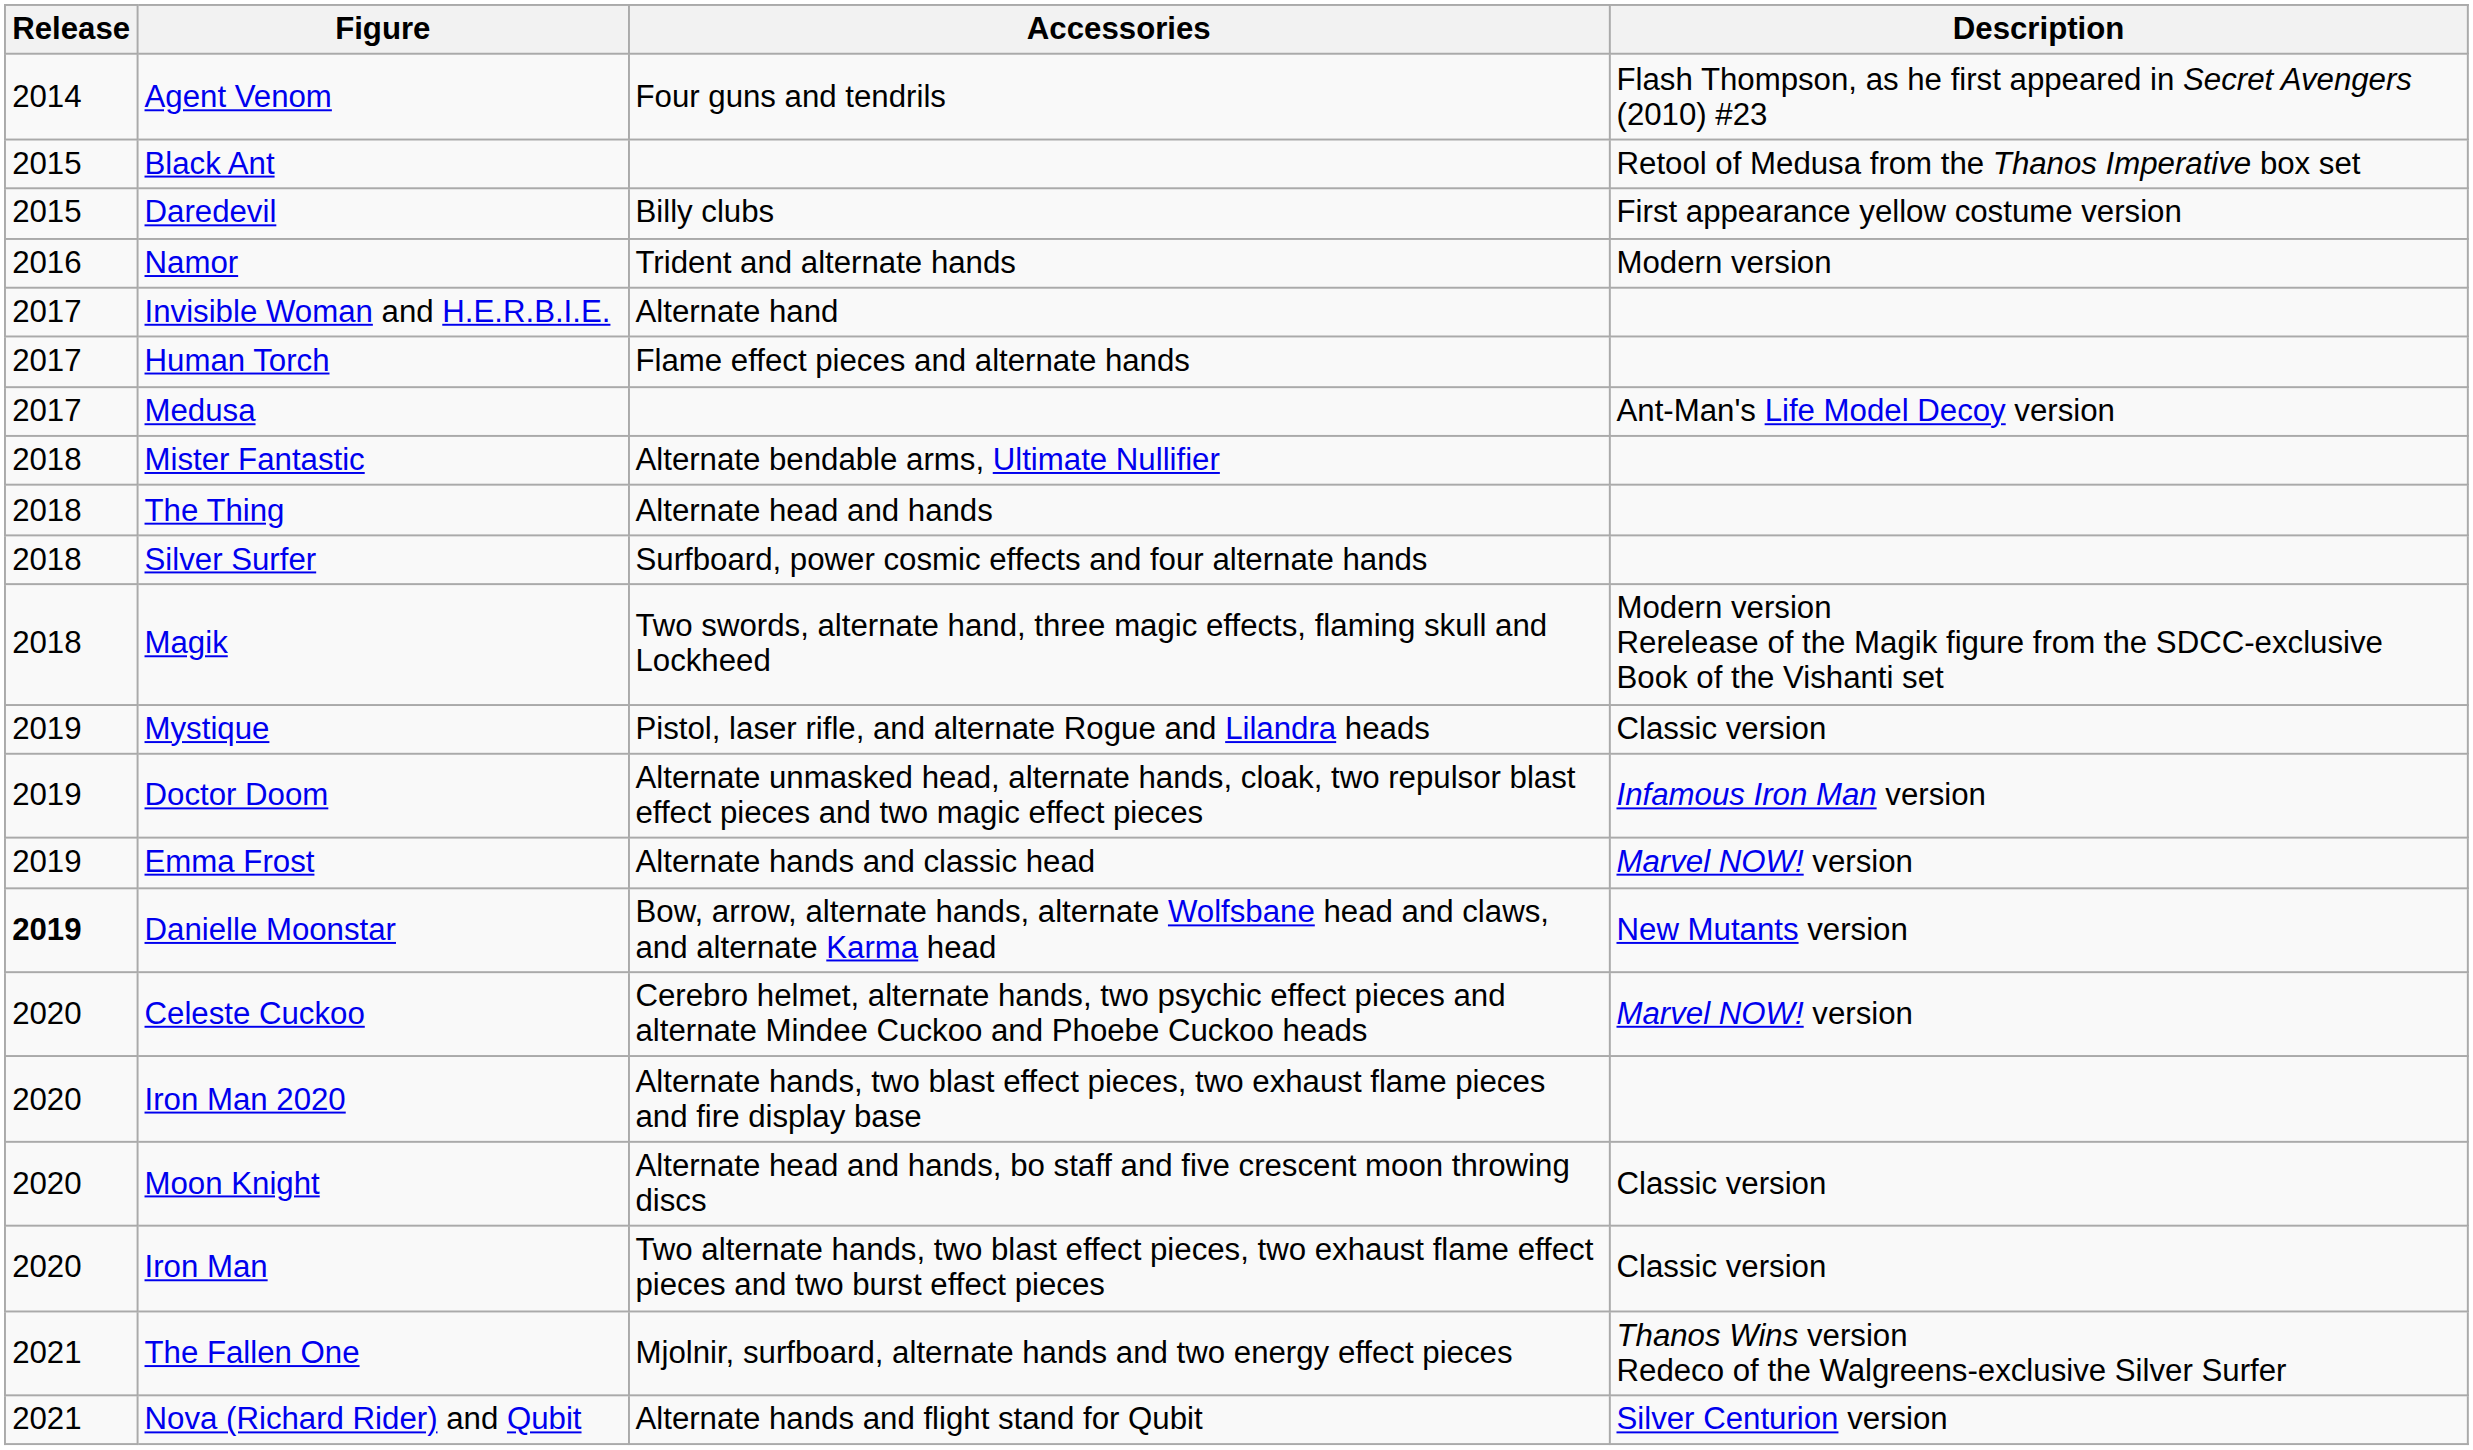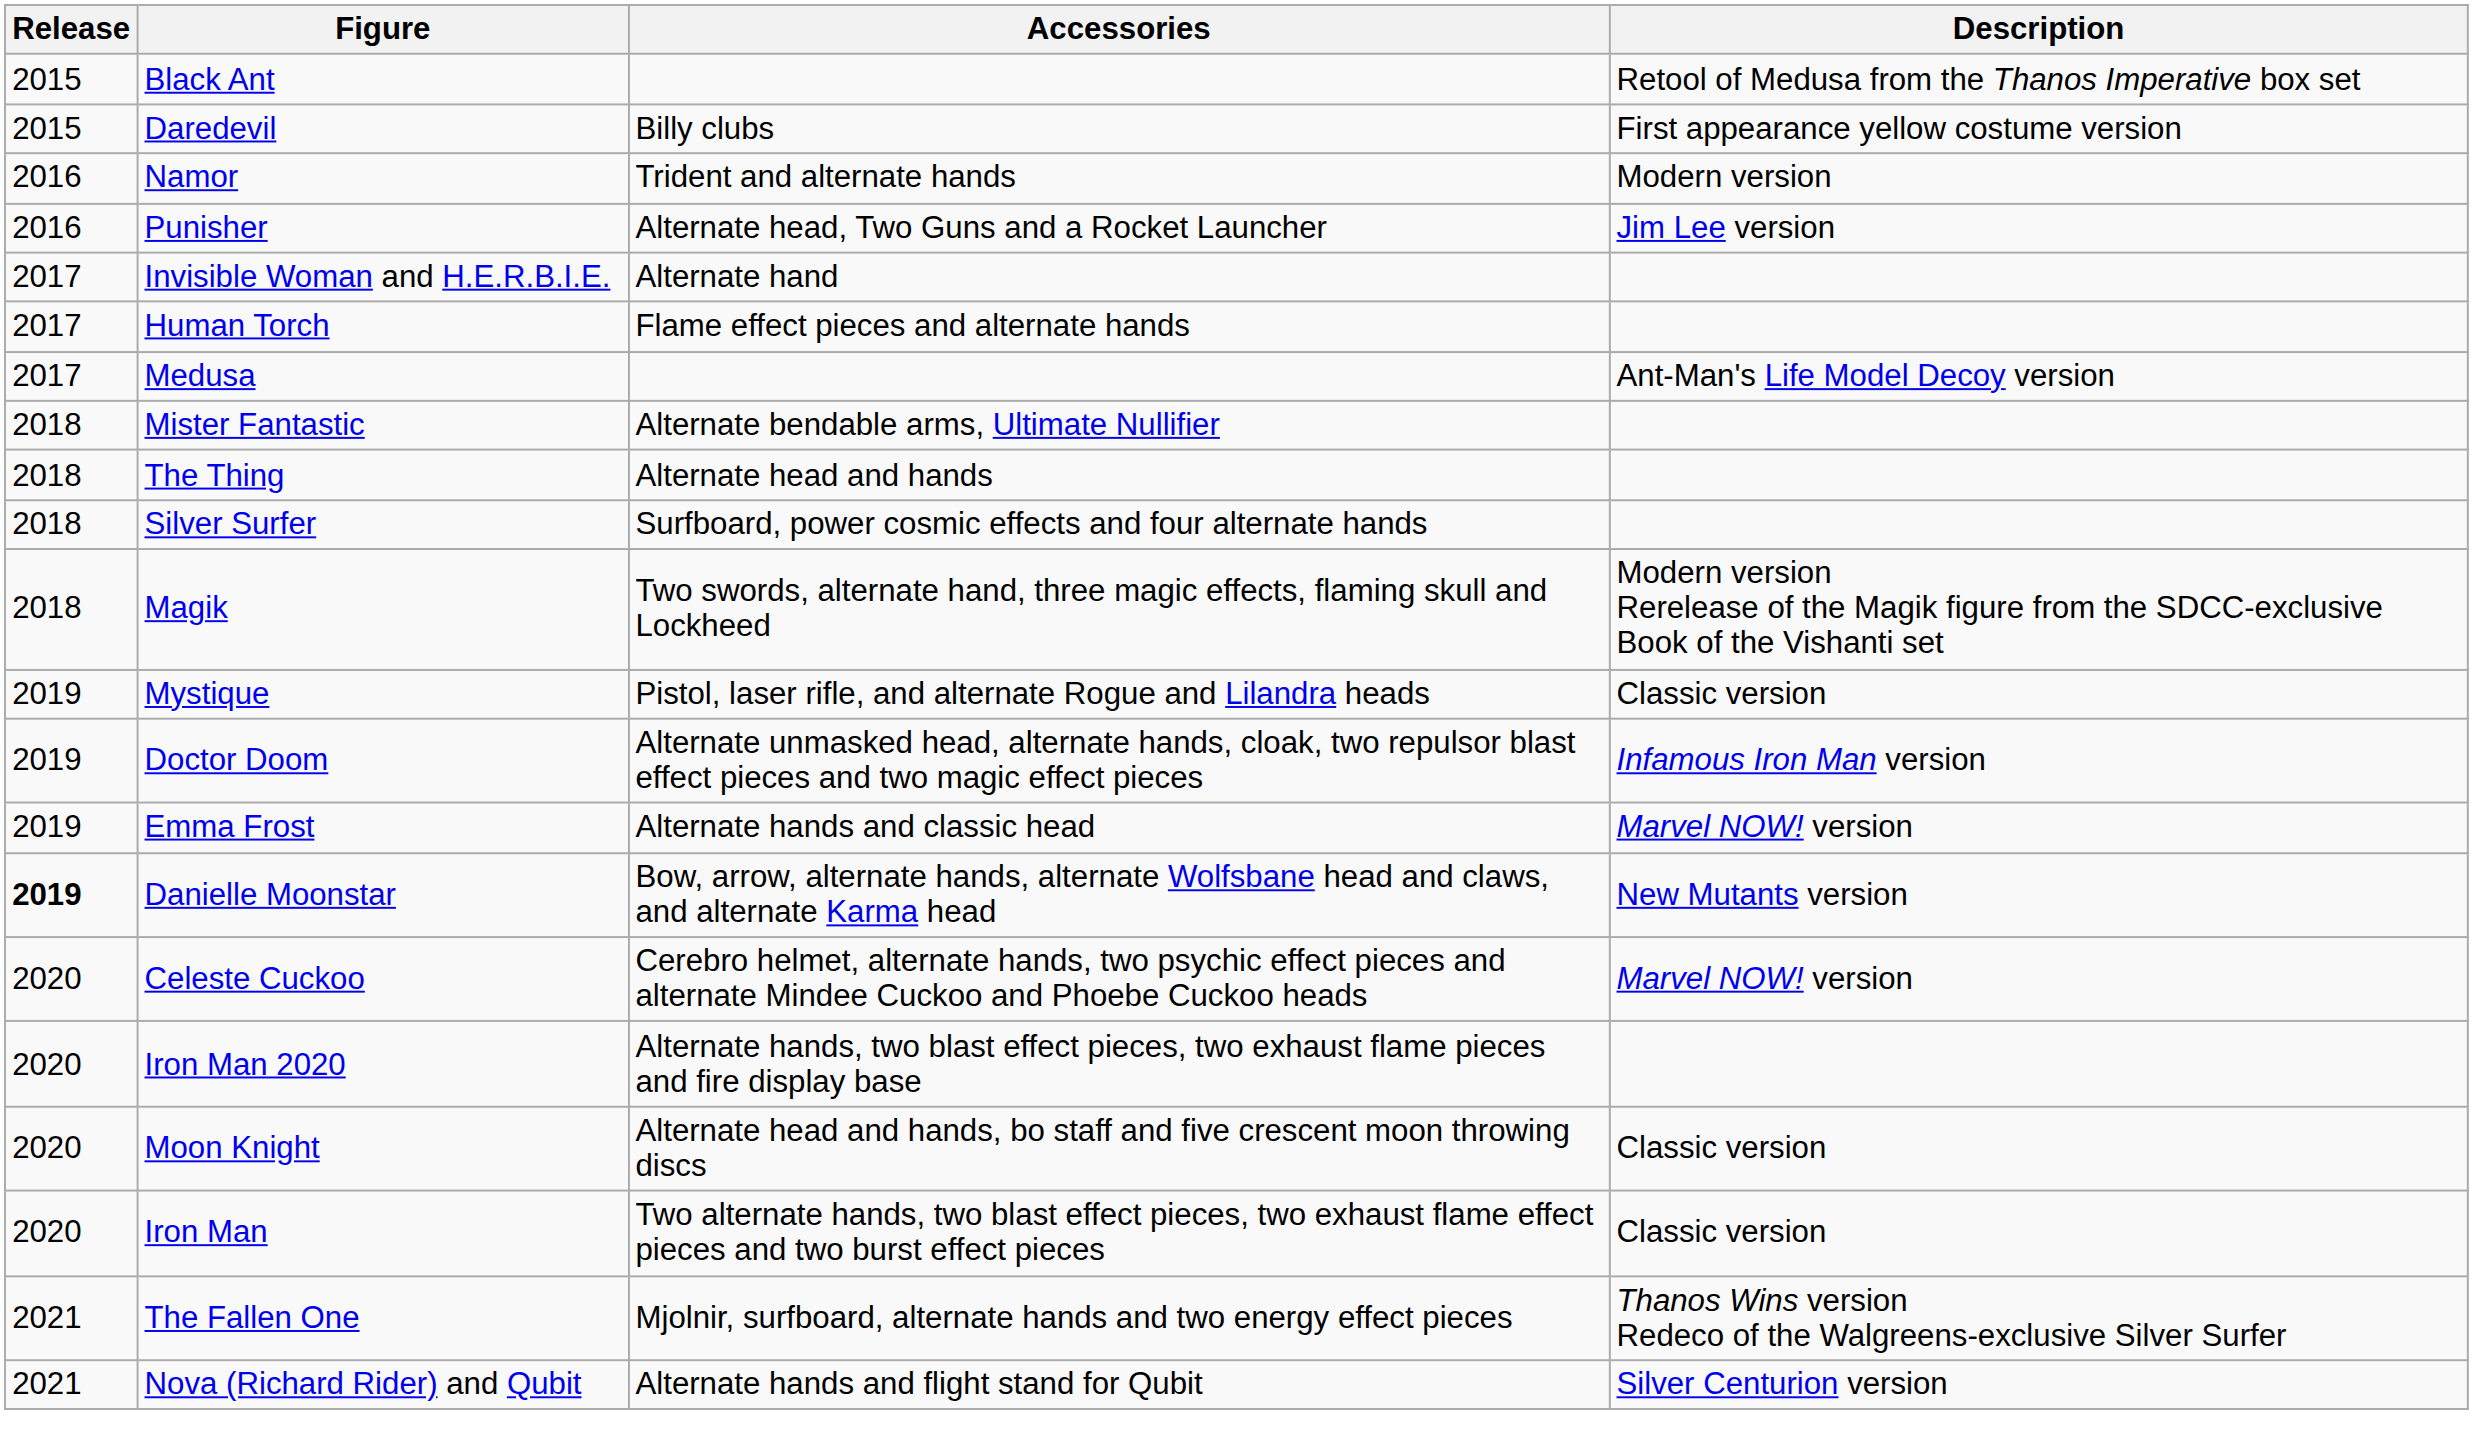- row: (238, 96)
+ row: (206, 227)
